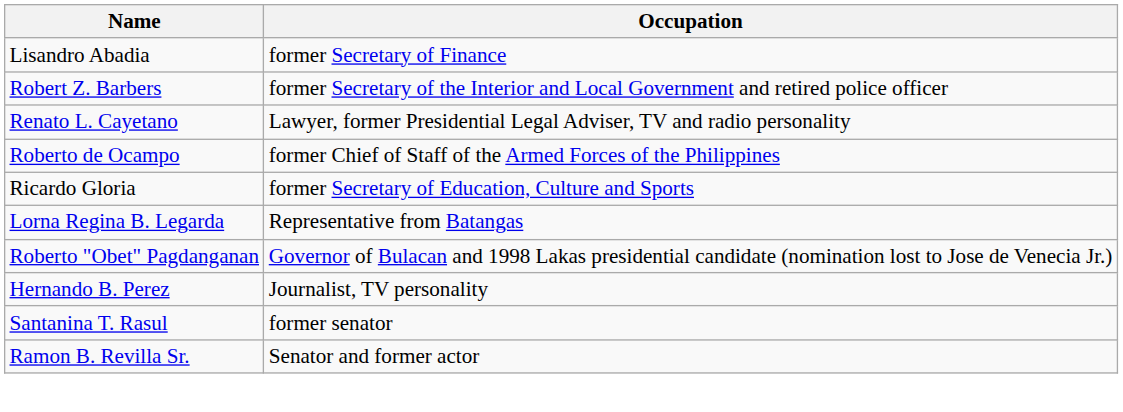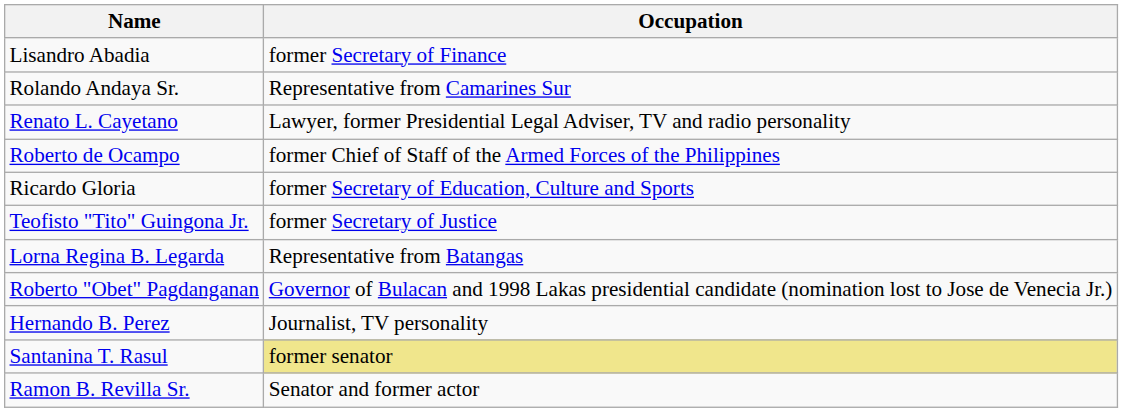+ row: (94, 88)
- row: (85, 88)
+ row: (129, 222)
(331, 322) no background -> (331, 356) khaki background
